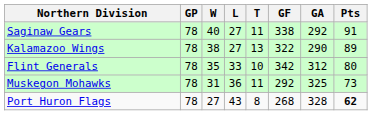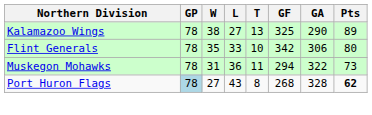- row: (49, 31)
(285, 48) 322 -> (285, 31) 325
(318, 66) 312 -> (318, 48) 306
(285, 84) 292 -> (285, 66) 294
(318, 84) 325 -> (318, 66) 322
(191, 101) no background -> (191, 84) lightblue background
